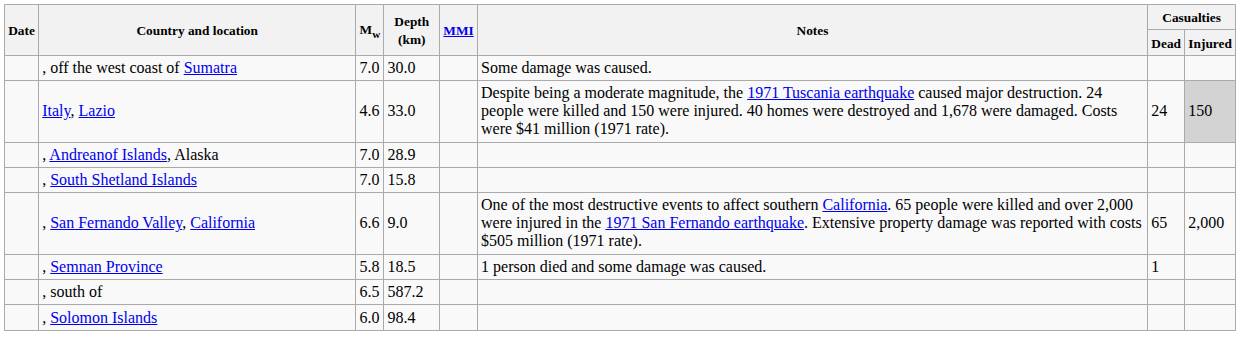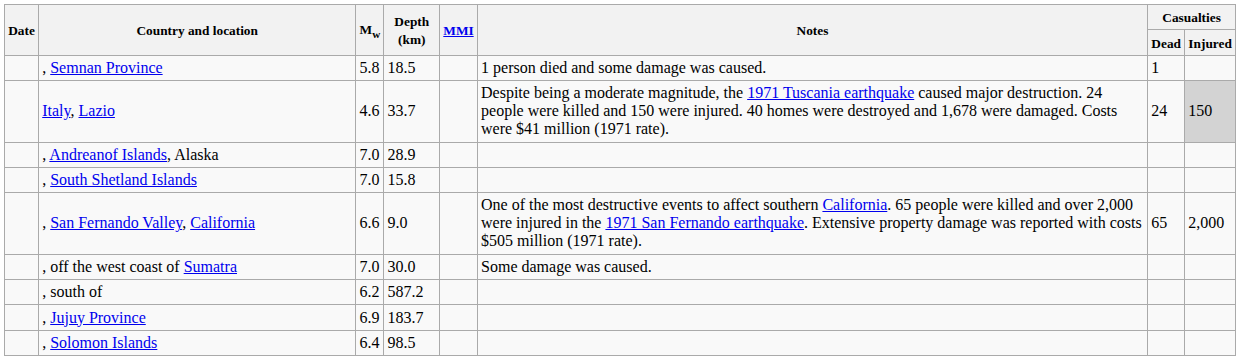rows swapped: (140, 67) <-> (102, 266)
(402, 111) 33.0 -> (402, 111) 33.7
(370, 292) 6.5 -> (370, 292) 6.2
+ row: (94, 317)
(370, 317) 6.0 -> (370, 342) 6.4
(402, 317) 98.4 -> (402, 342) 98.5
